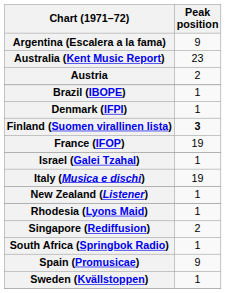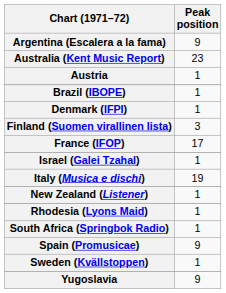(198, 76) 2 -> (198, 76) 1
(198, 127) bold -> (198, 127) normal
(198, 144) 19 -> (198, 144) 17
- row: (89, 229)
+ row: (89, 280)
